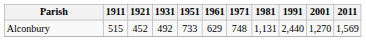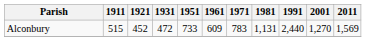(165, 28) 492 -> (165, 28) 472
(215, 28) 629 -> (215, 28) 609
(239, 28) 748 -> (239, 28) 783
